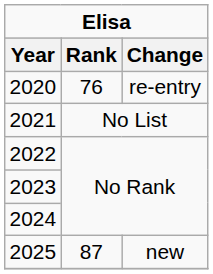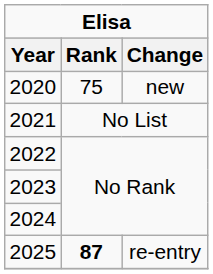(91, 88) 76 -> (91, 88) 75
(165, 88) re-entry -> (165, 88) new
(91, 253) normal -> (91, 253) bold
(165, 253) new -> (165, 253) re-entry
